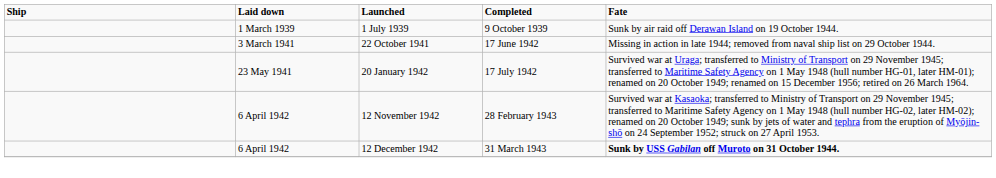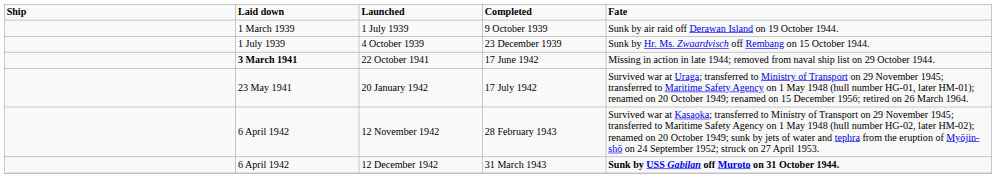+ row: (393, 44)
(266, 44) normal -> (268, 60) bold
